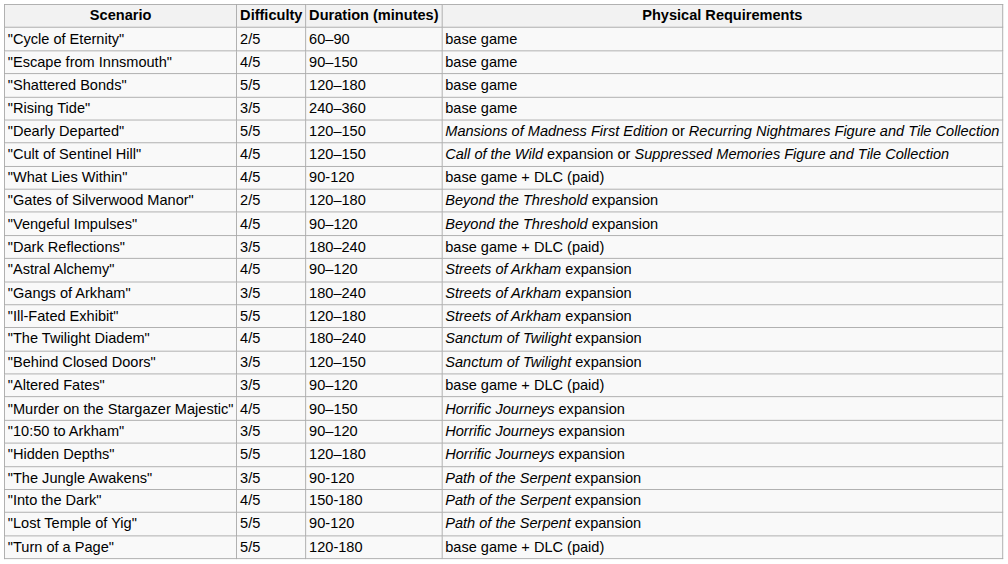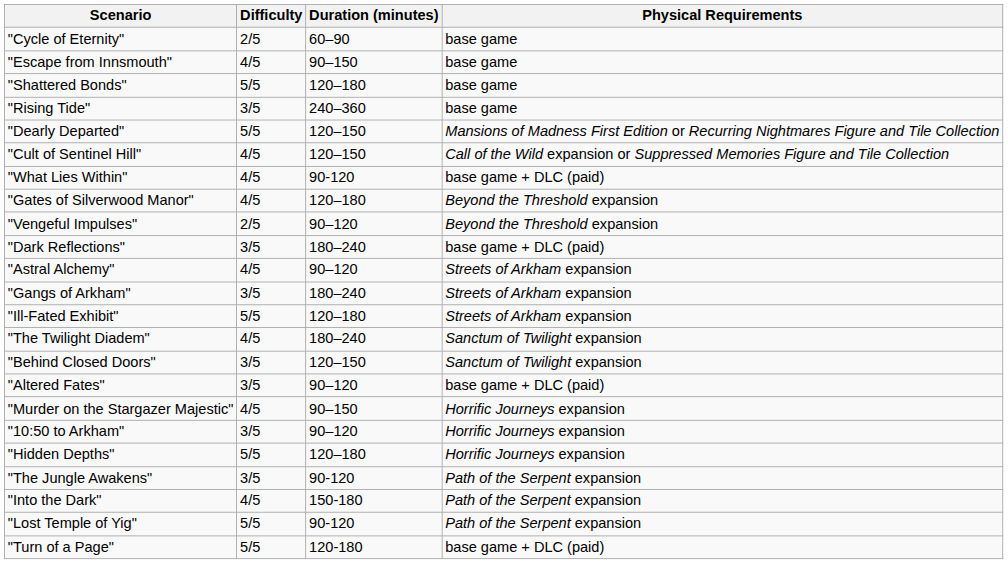(250, 200) 2/5 -> (250, 200) 4/5
(250, 223) 4/5 -> (250, 223) 2/5
